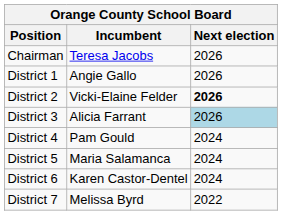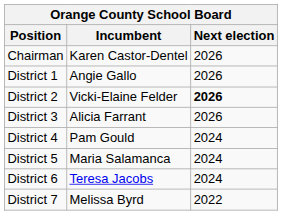(111, 55) Teresa Jacobs -> (129, 55) Karen Castor-Dentel
(208, 117) lightblue background -> (208, 117) no background
(129, 179) Karen Castor-Dentel -> (111, 179) Teresa Jacobs
